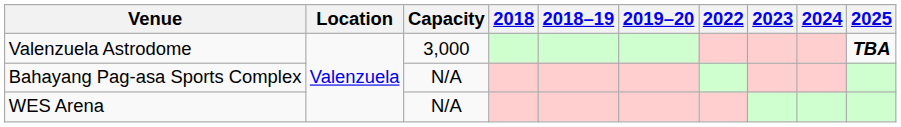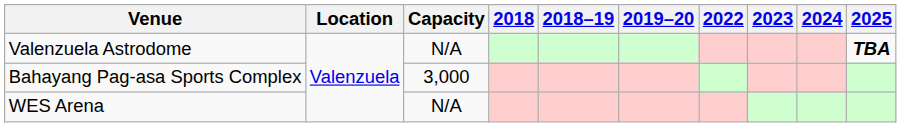(446, 48) 3,000 -> (446, 48) N/A
(446, 77) N/A -> (446, 77) 3,000
